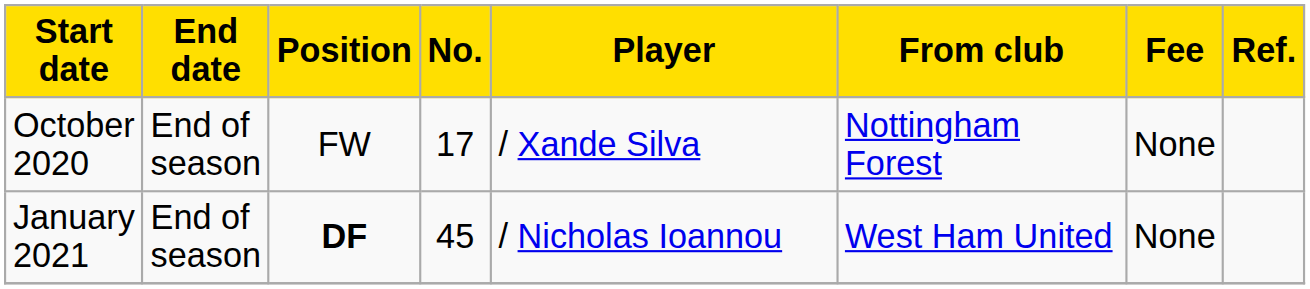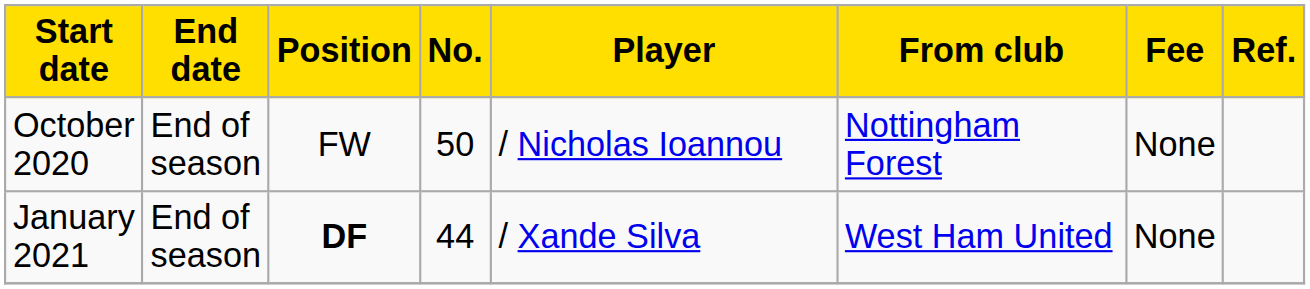(455, 143) 17 -> (455, 143) 50
(599, 143) / Xande Silva -> (640, 143) / Nicholas Ioannou
(455, 236) 45 -> (455, 236) 44
(640, 236) / Nicholas Ioannou -> (599, 236) / Xande Silva
